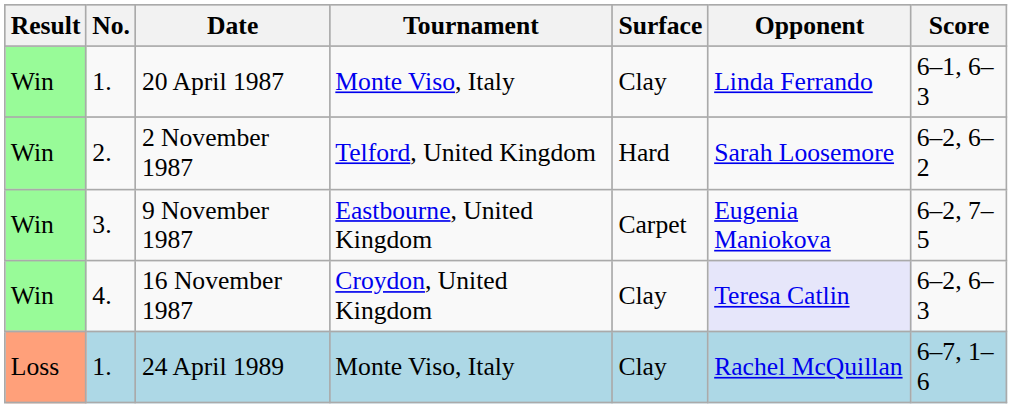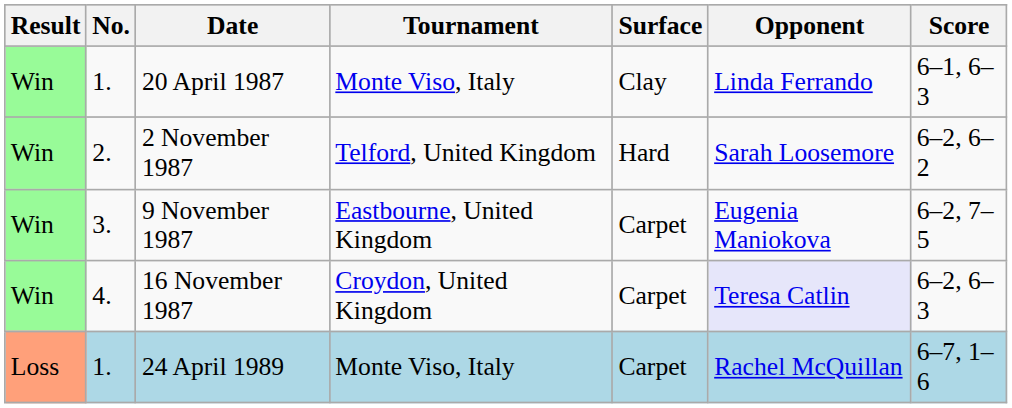(643, 294) Clay -> (653, 294) Carpet
(643, 366) Clay -> (653, 366) Carpet
